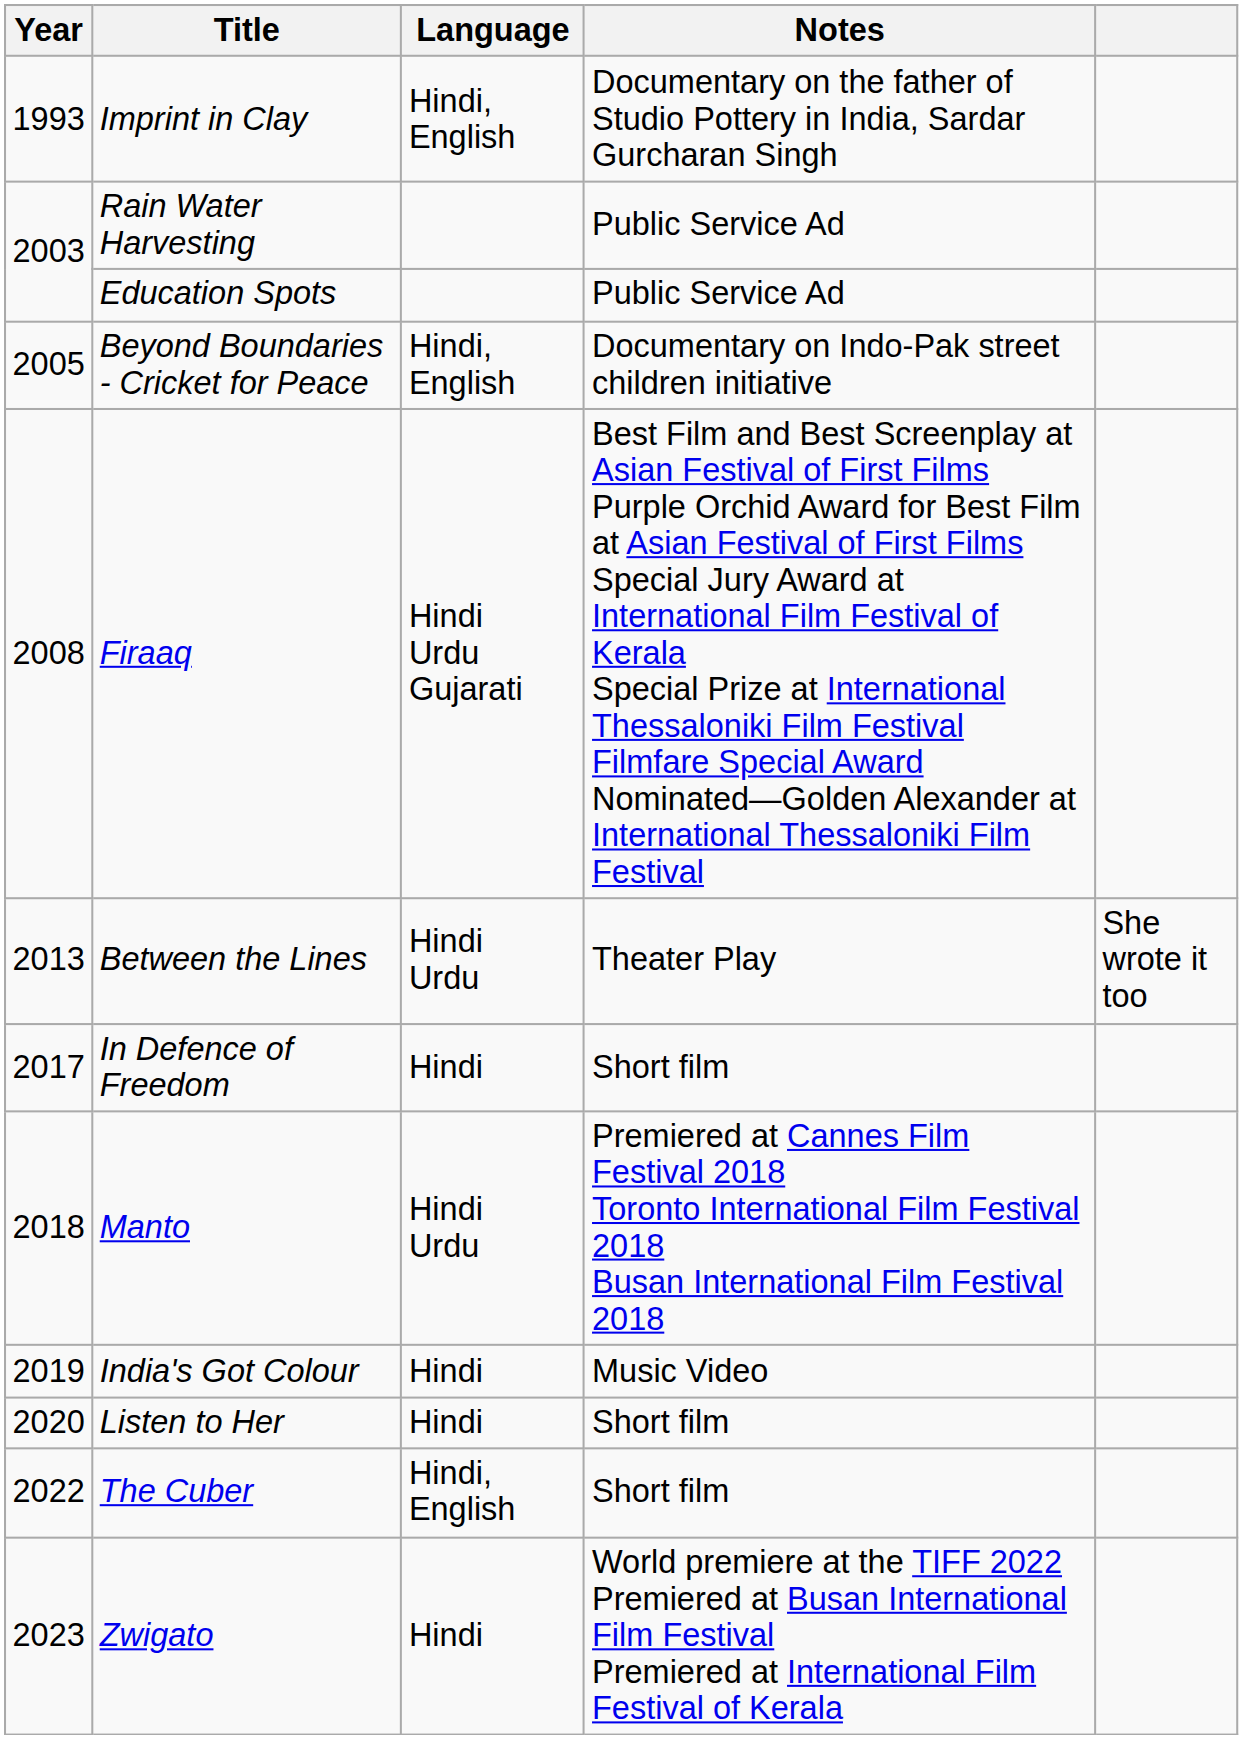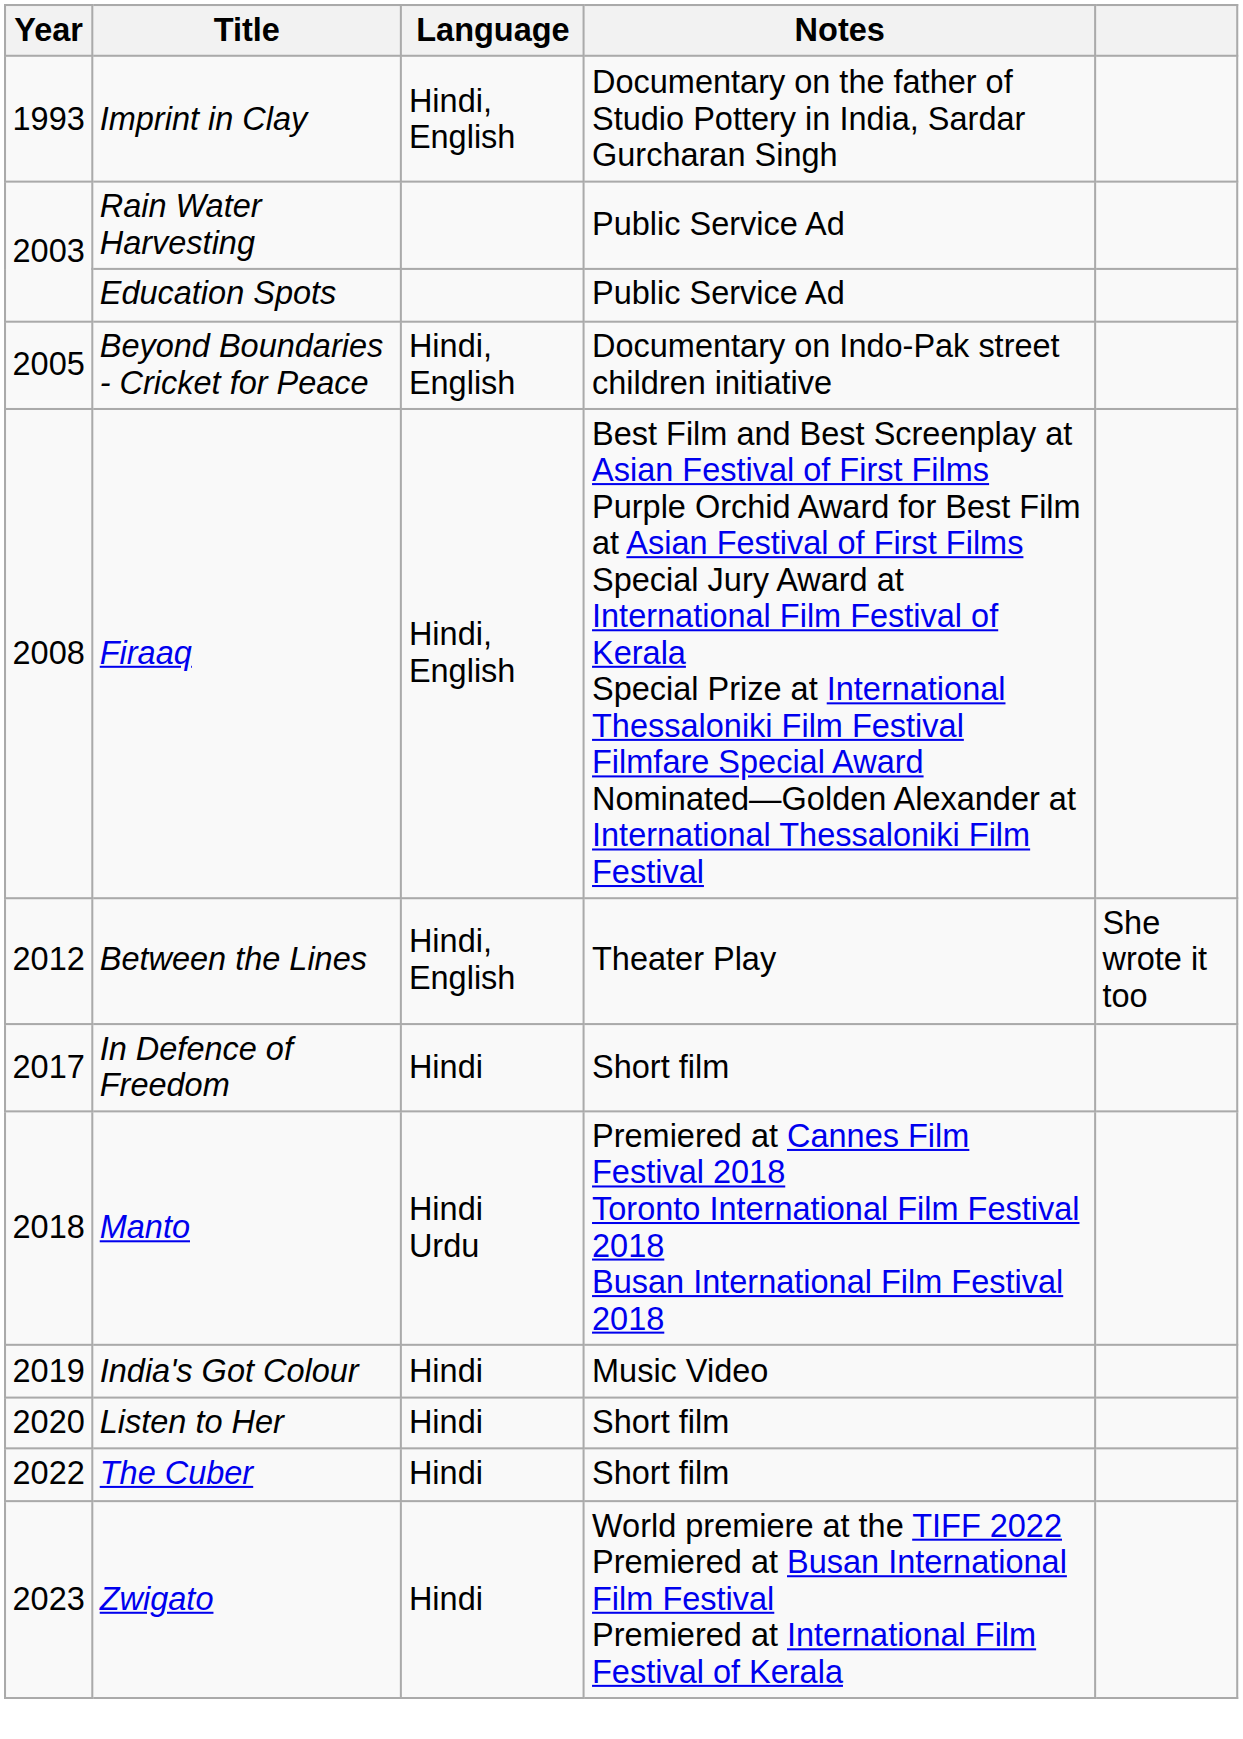(466, 653) Hindi Urdu Gujarati -> (462, 653) Hindi, English
(49, 960) 2013 -> (49, 960) 2012
(446, 960) Hindi Urdu -> (462, 960) Hindi, English
(462, 1492) Hindi, English -> (446, 1473) Hindi
